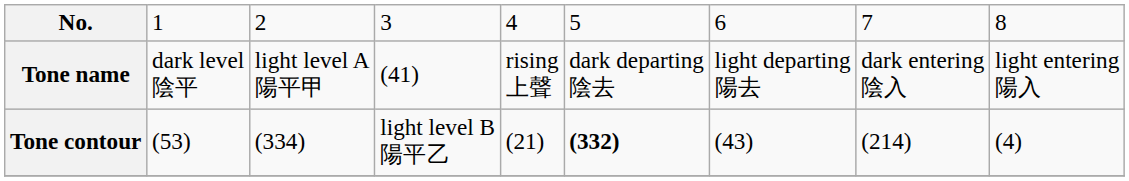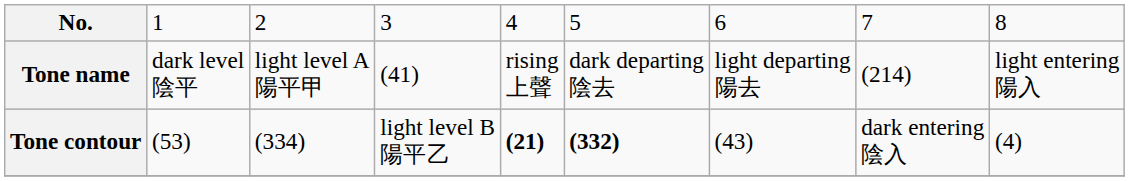(923, 73) dark entering 陰入 -> (886, 74) (214)
(525, 142) normal -> (525, 142) bold
(886, 142) (214) -> (923, 140) dark entering 陰入
